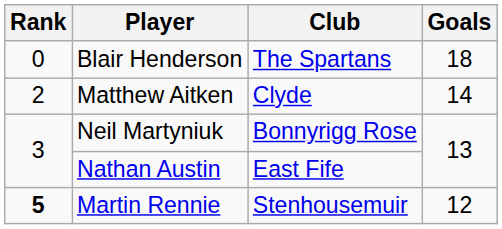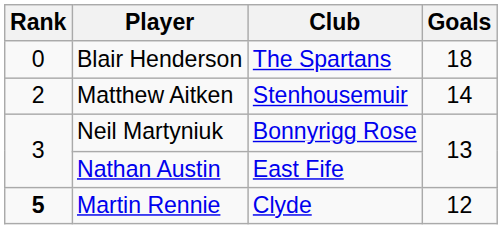(282, 95) Clyde -> (330, 95) Stenhousemuir
(330, 205) Stenhousemuir -> (282, 205) Clyde
